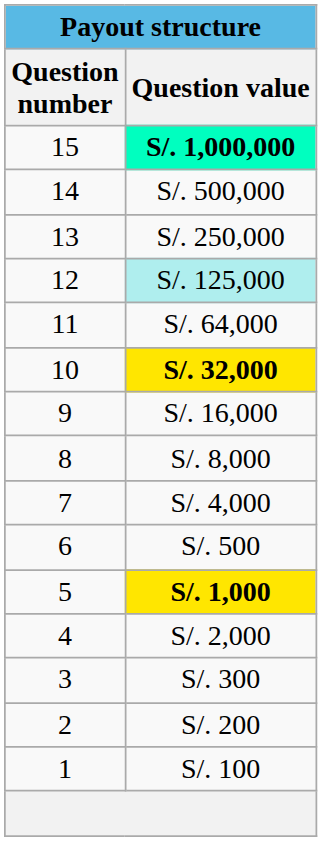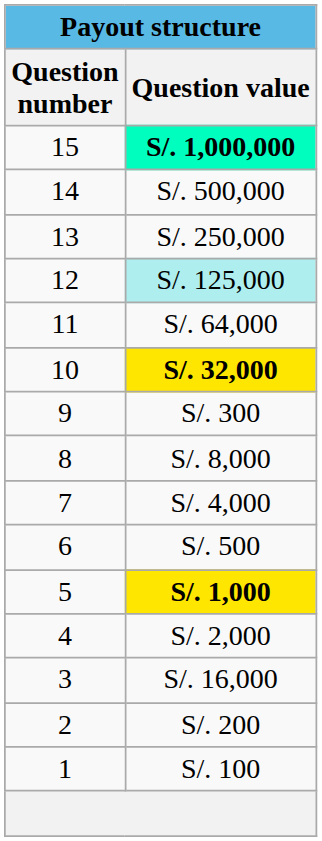(221, 413) S/. 16,000 -> (221, 413) S/. 300
(221, 679) S/. 300 -> (221, 679) S/. 16,000
